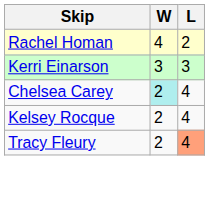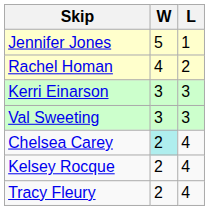+ row: (60, 42)
+ row: (54, 117)
(186, 142) lightsalmon background -> (186, 192) no background
